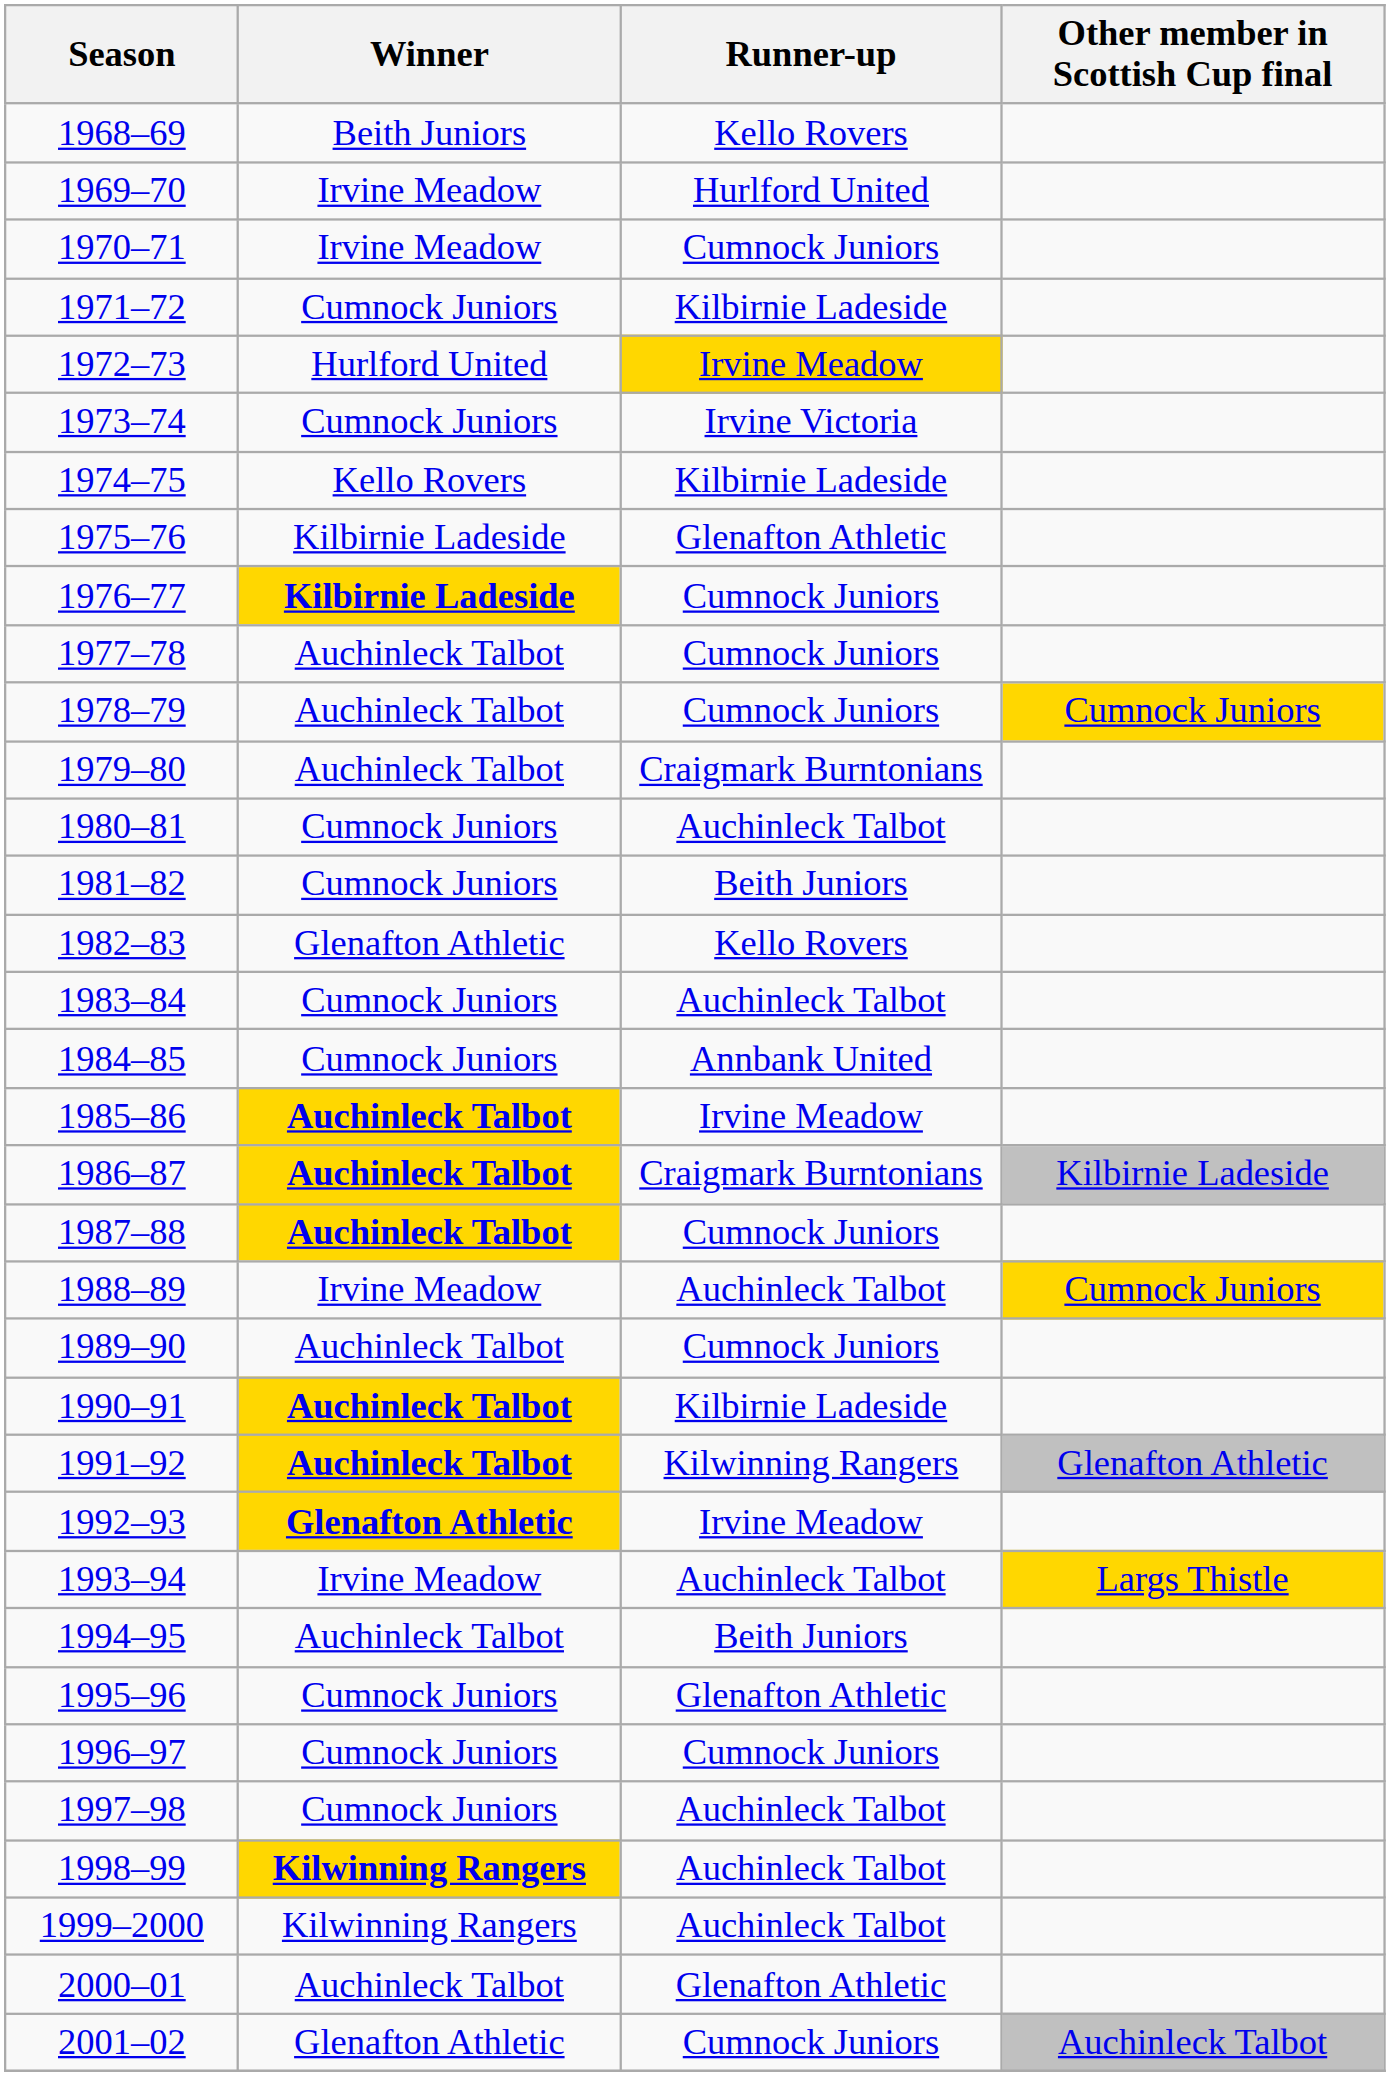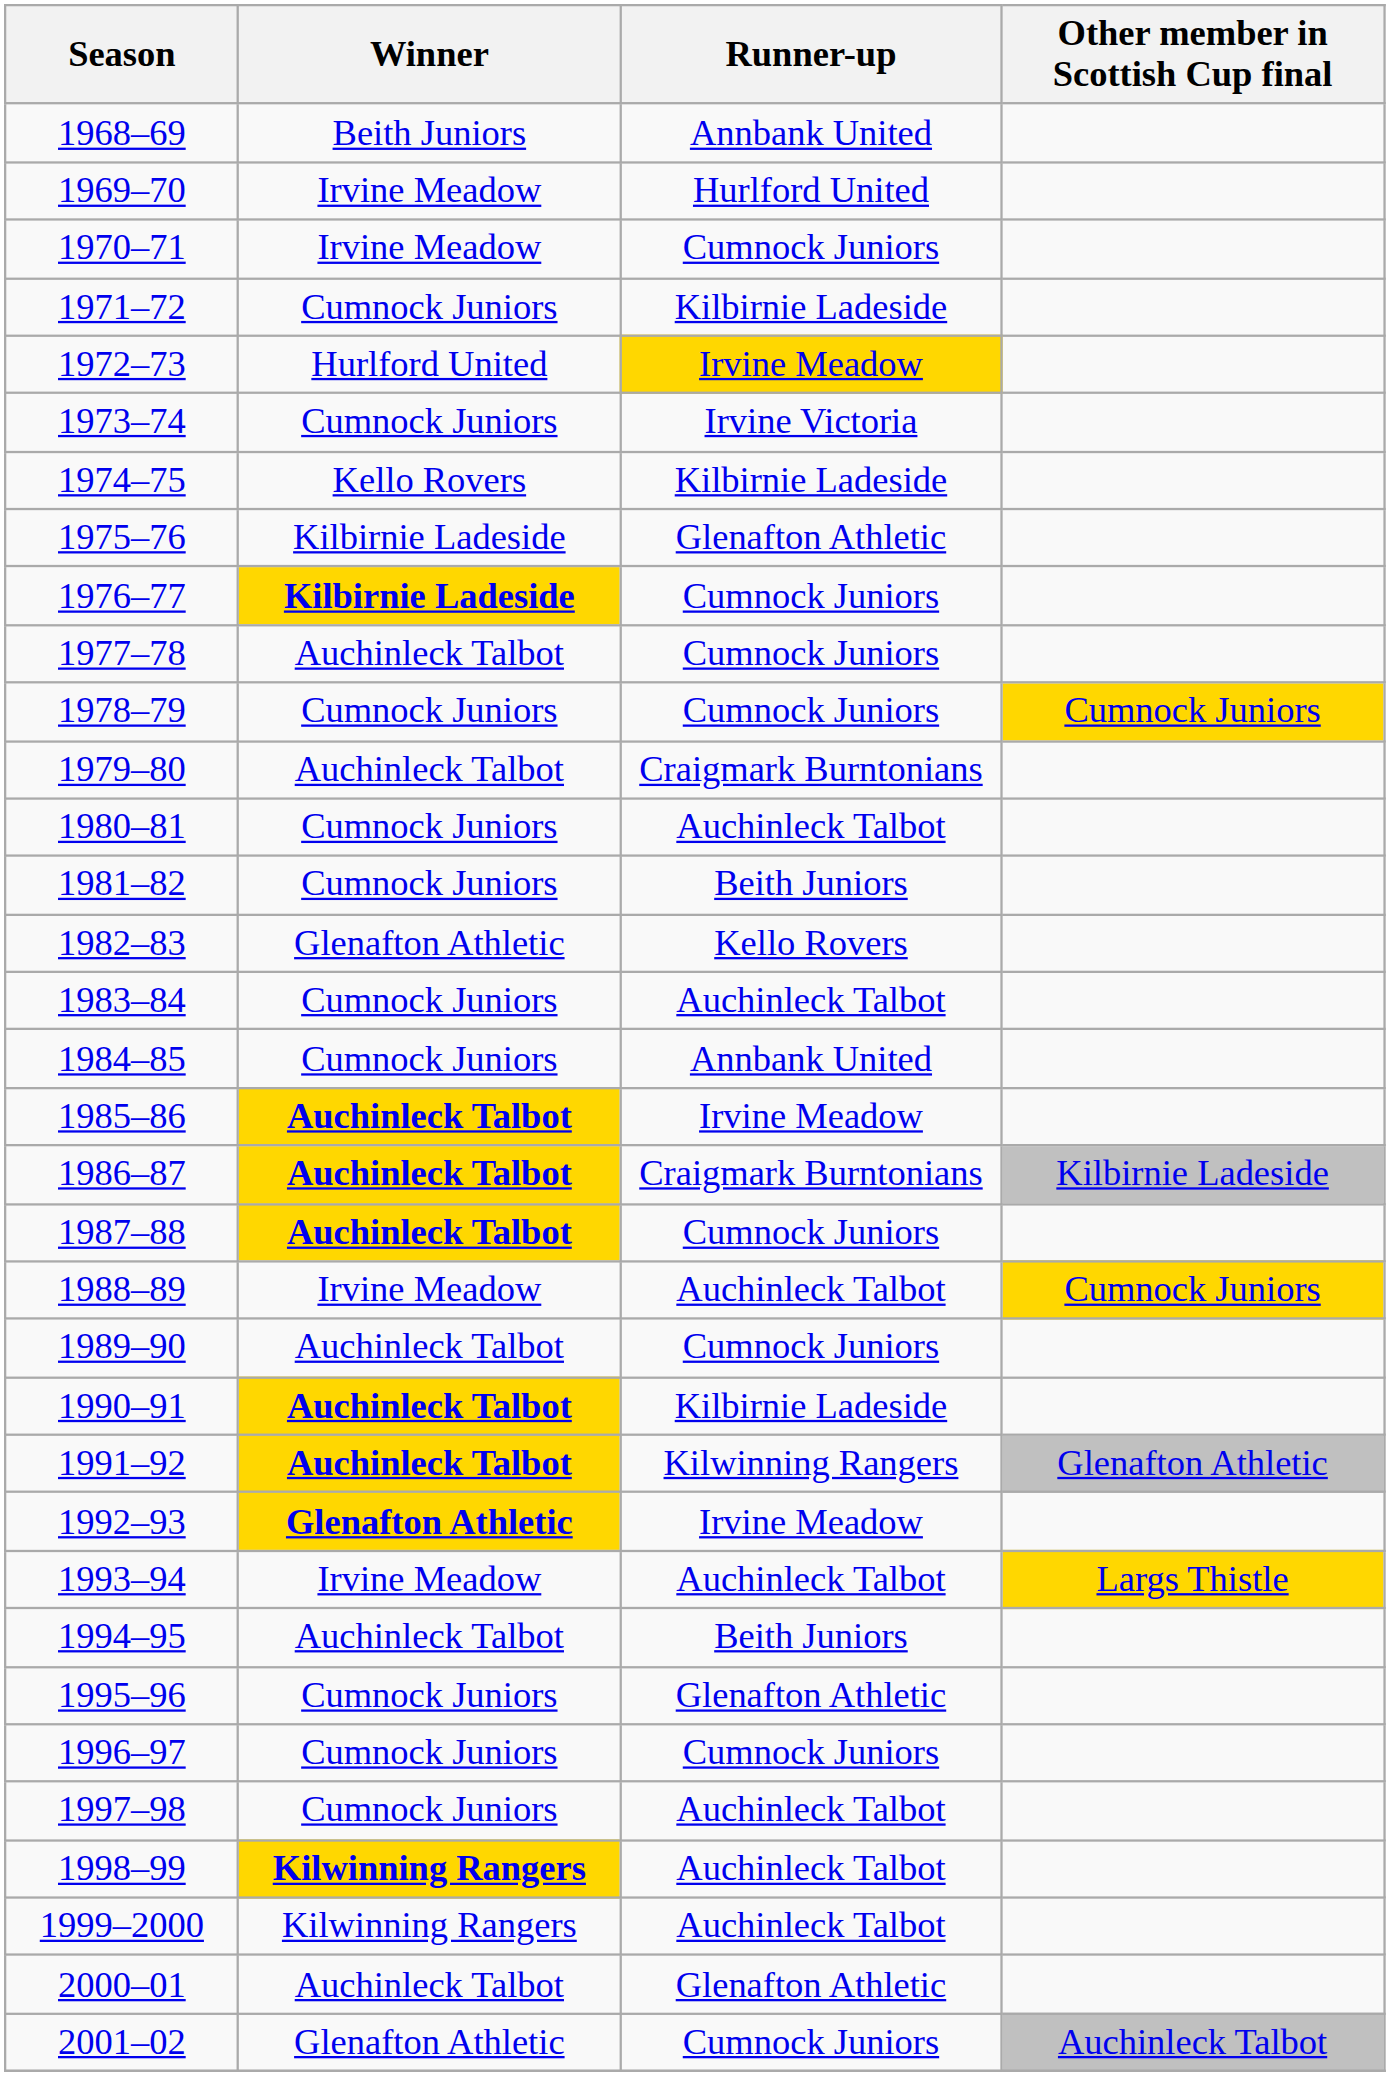(811, 132) Kello Rovers -> (811, 132) Annbank United
(429, 710) Auchinleck Talbot -> (429, 710) Cumnock Juniors
